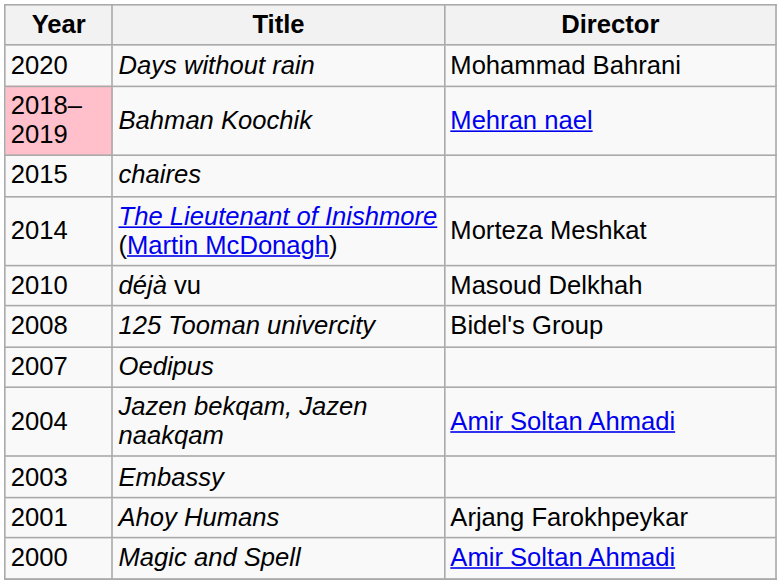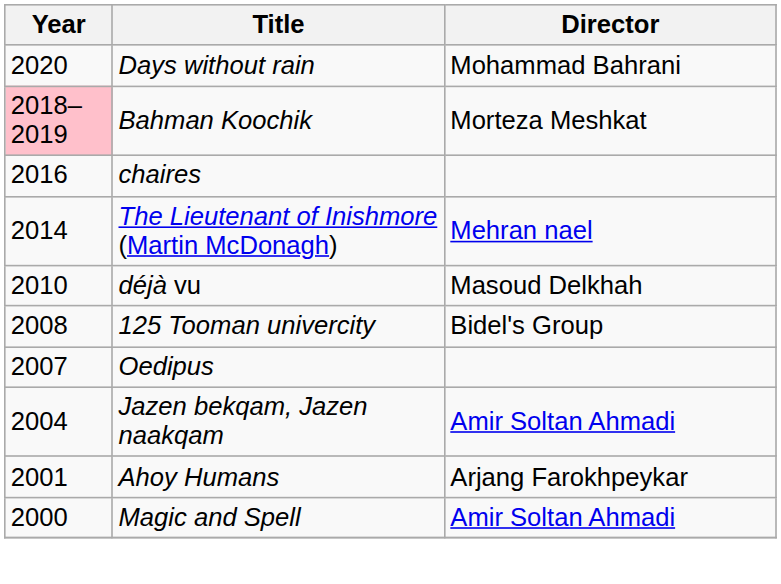(521, 120) Mehran nael -> (548, 120) Morteza Meshkat
(39, 175) 2015 -> (39, 175) 2016
(548, 230) Morteza Meshkat -> (521, 230) Mehran nael
- row: (171, 476)
